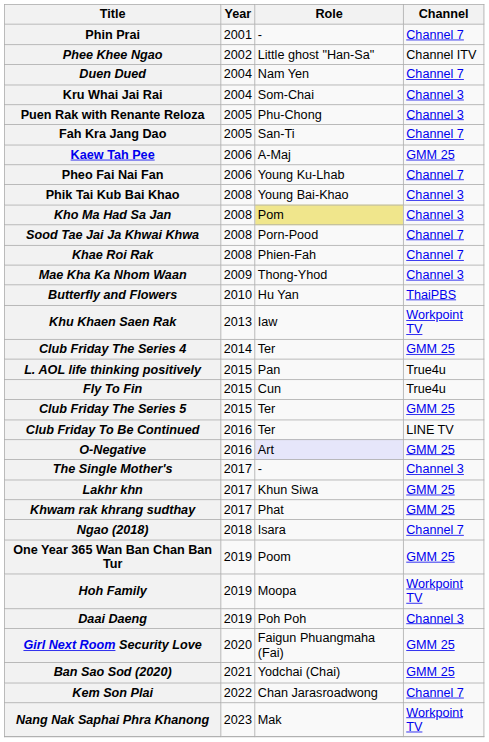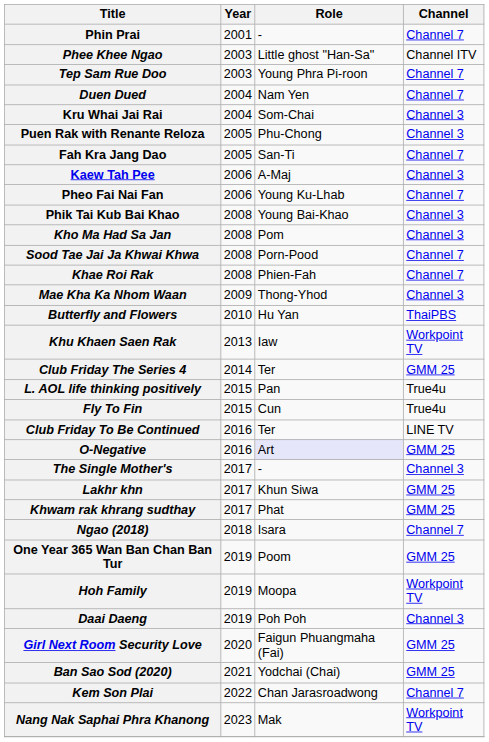(238, 54) 2002 -> (238, 54) 2003
+ row: (113, 74)
(430, 154) GMM 25 -> (435, 174) Channel 3
(271, 214) khaki background -> (271, 235) no background
- row: (113, 409)
